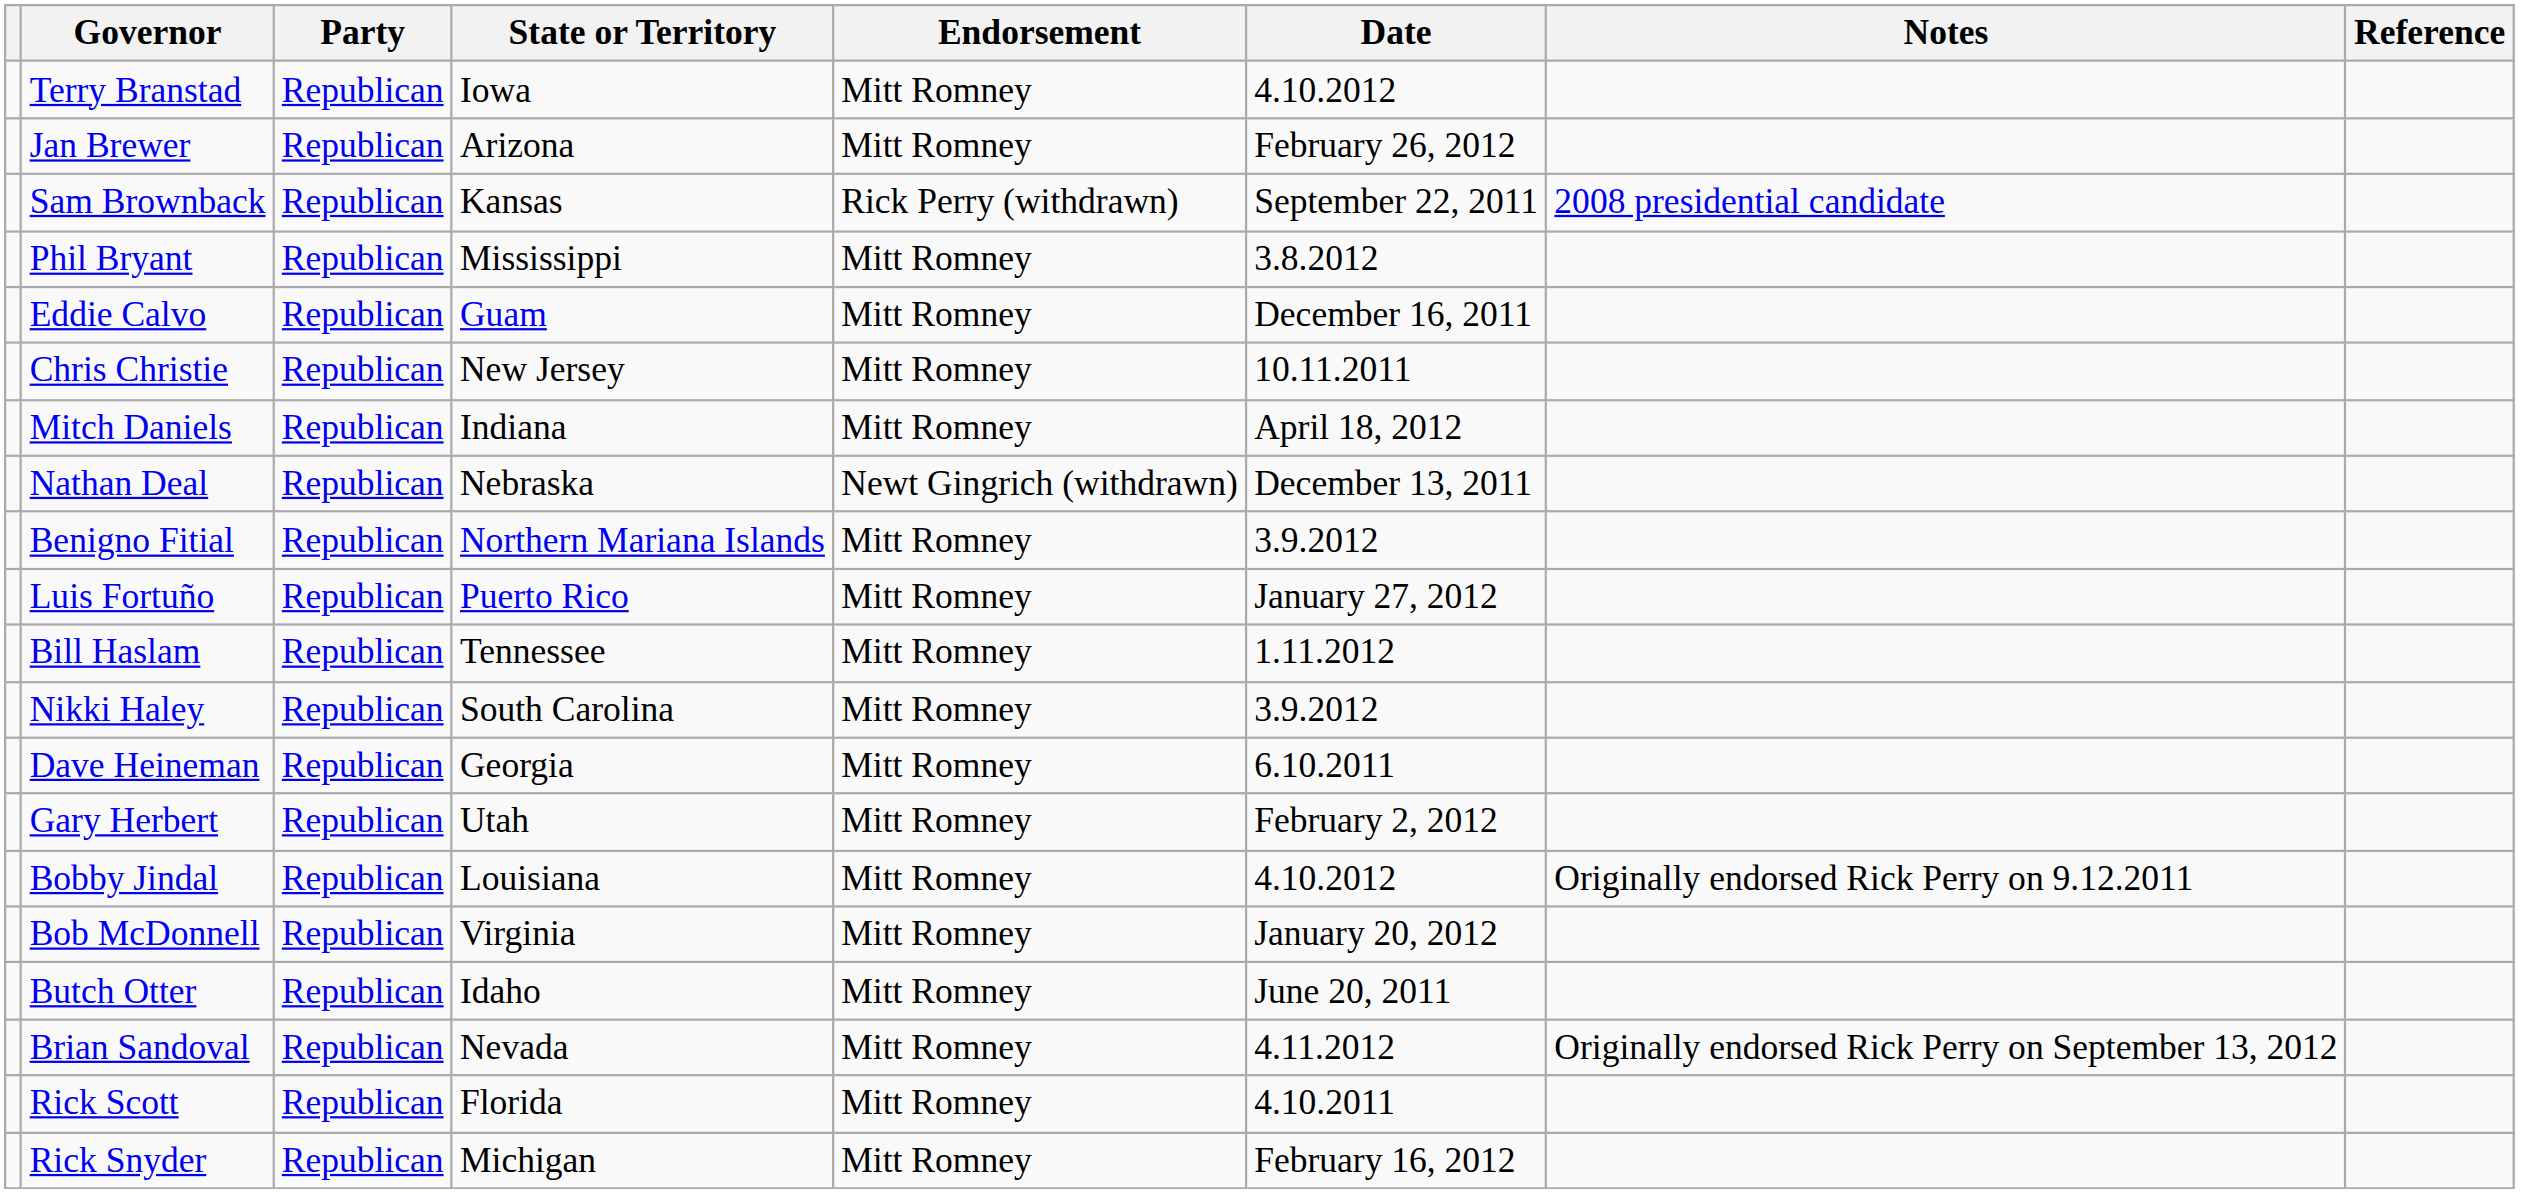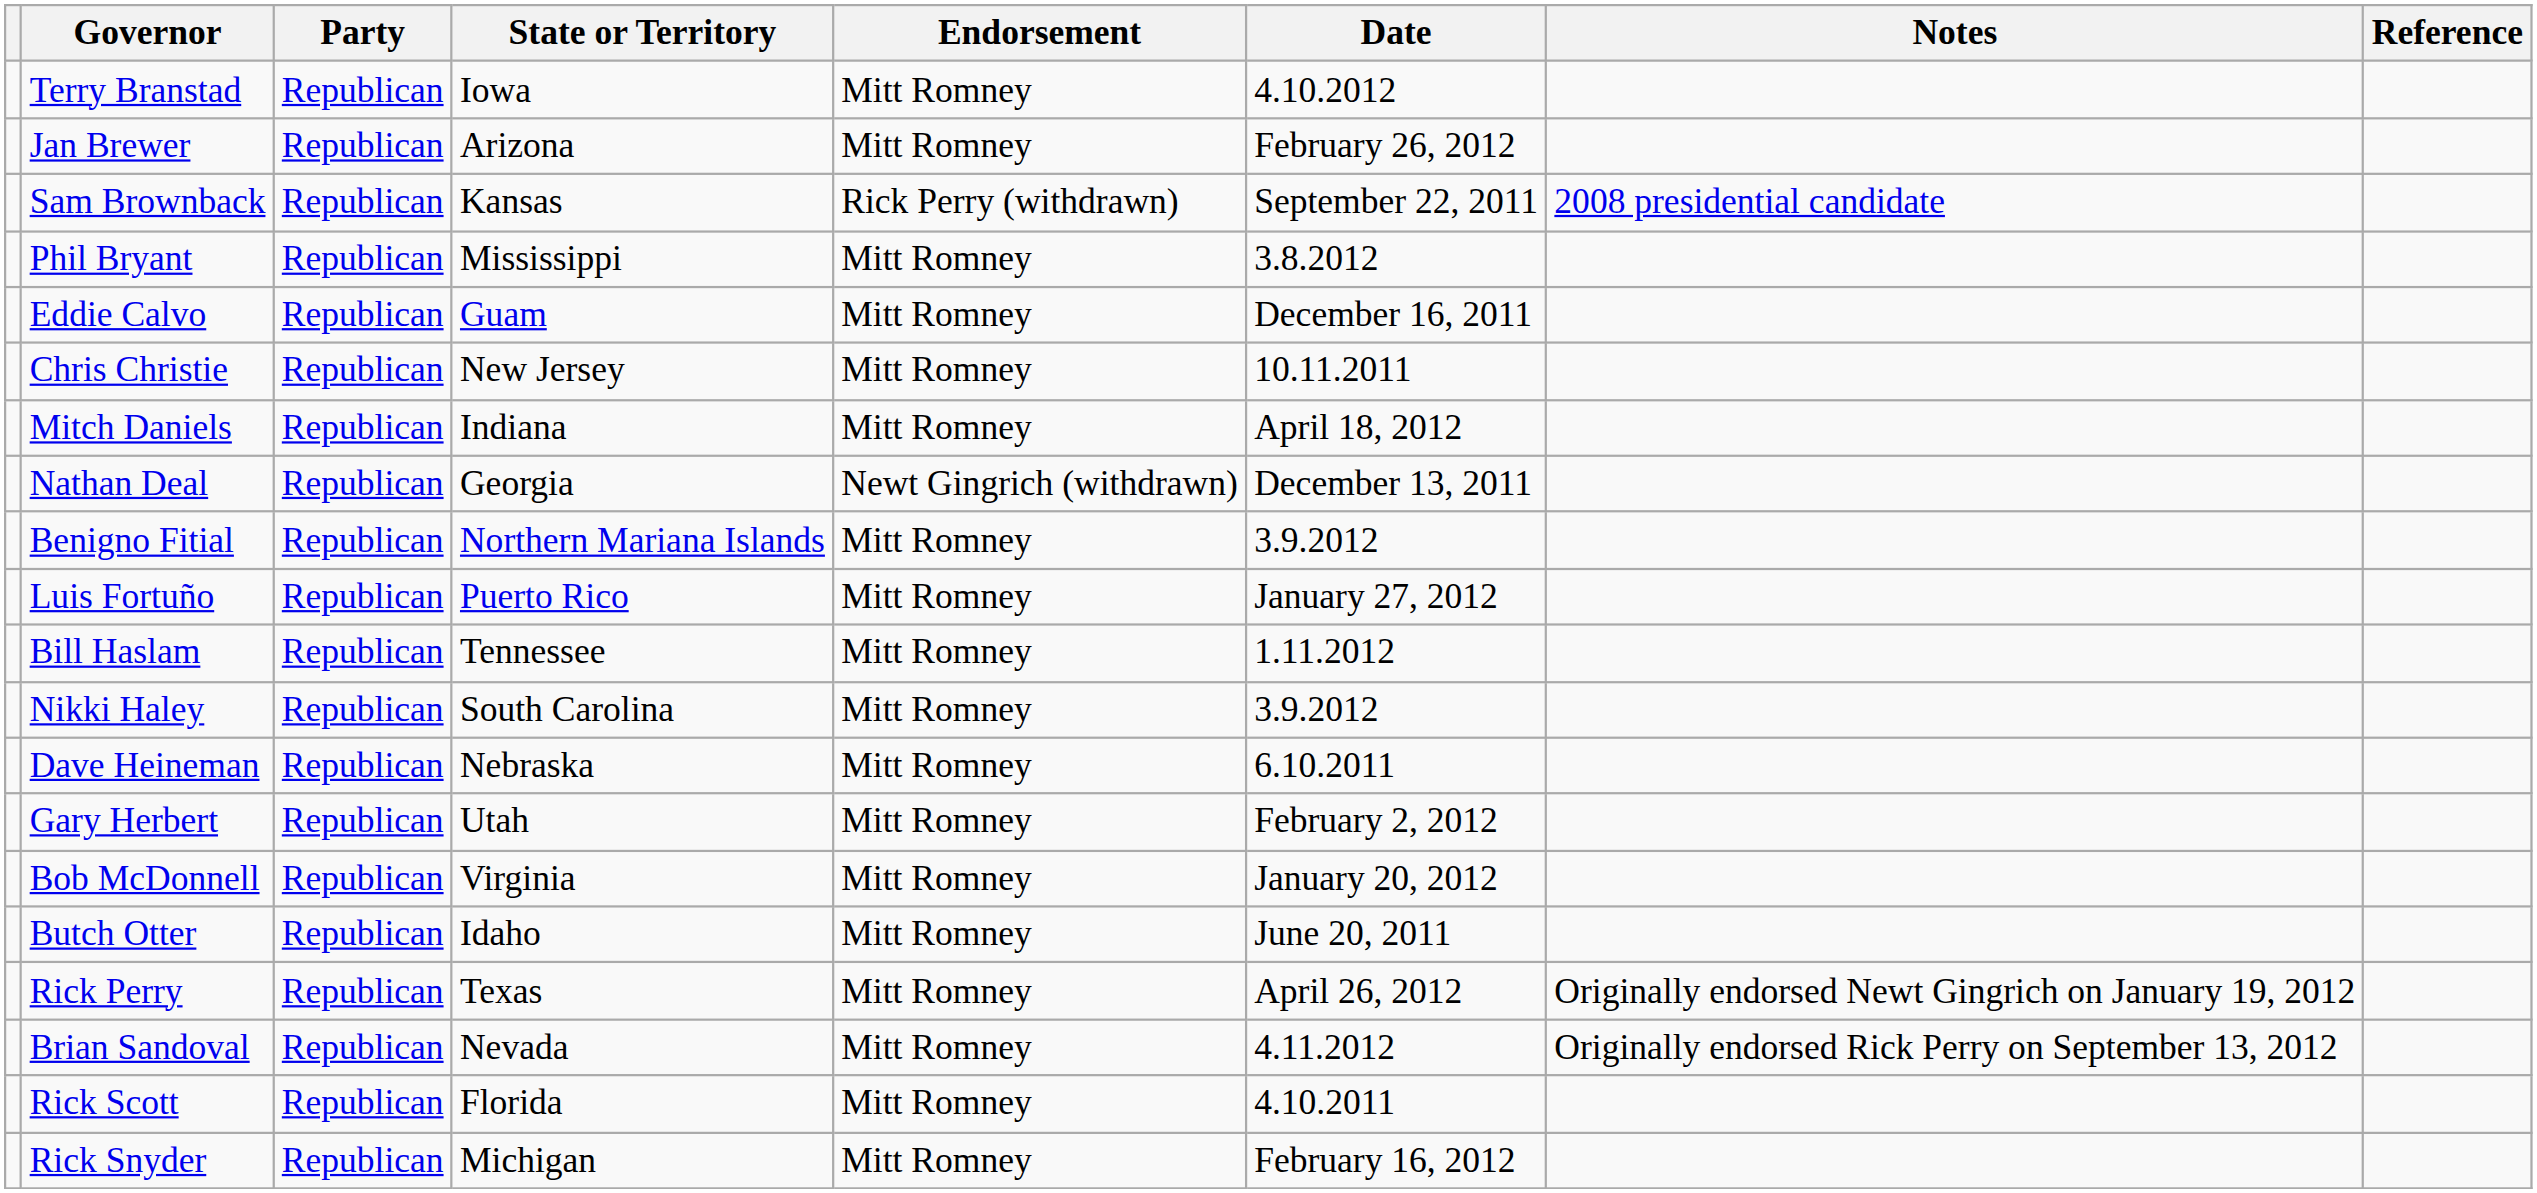(527, 483) Nebraska -> (517, 483) Georgia
(517, 764) Georgia -> (527, 764) Nebraska
- row: (124, 877)
+ row: (106, 990)
